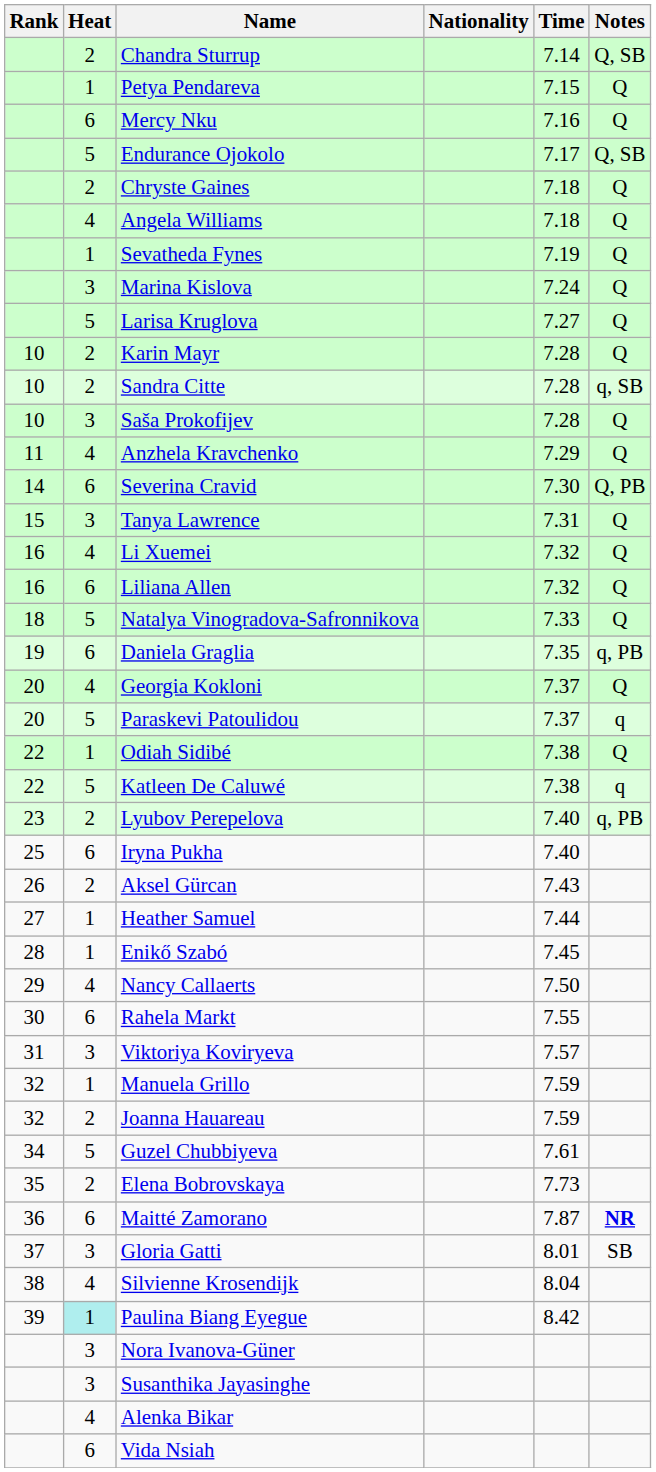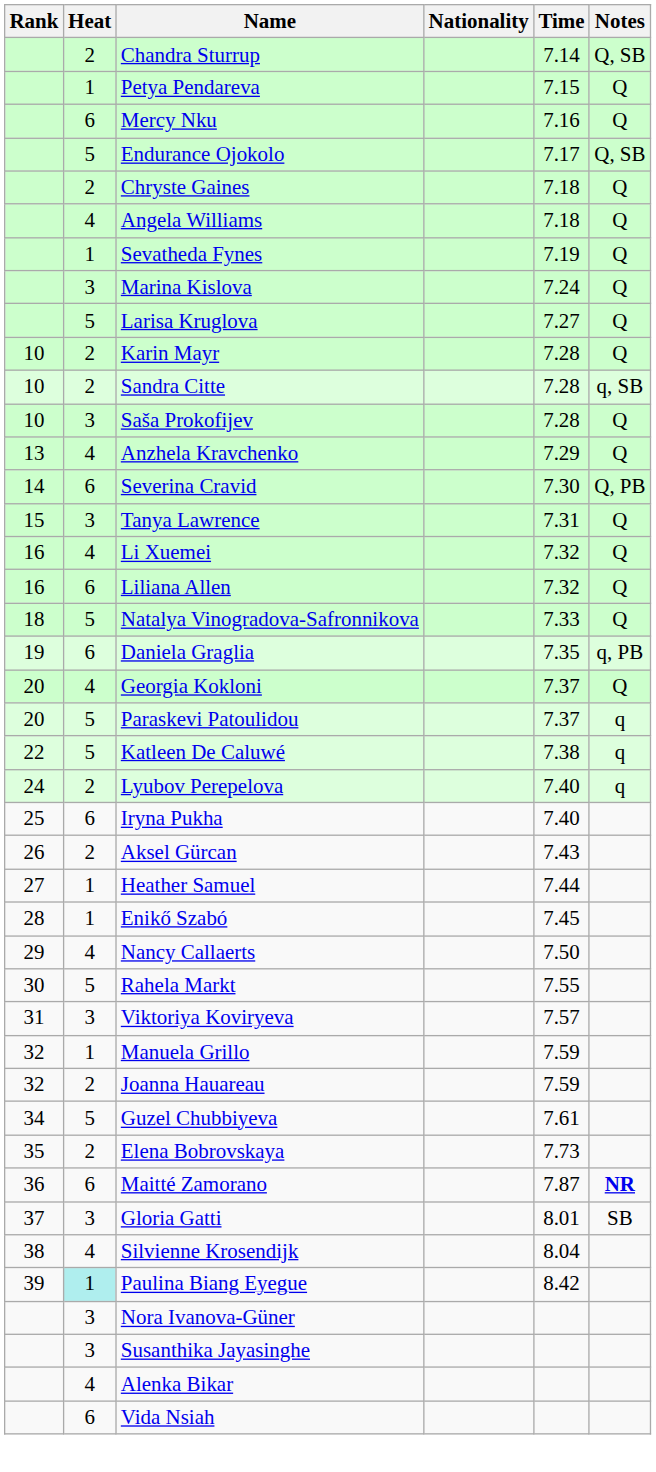(34, 453) 11 -> (34, 453) 13
- row: (176, 752)
(34, 818) 23 -> (34, 785) 24
(620, 818) q, PB -> (620, 785) q
(90, 1018) 6 -> (90, 985) 5
